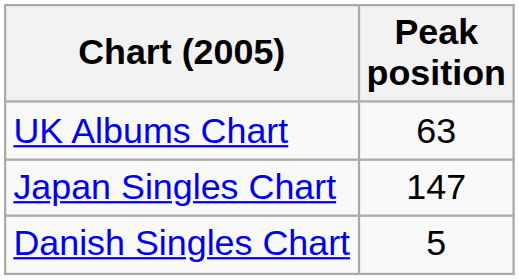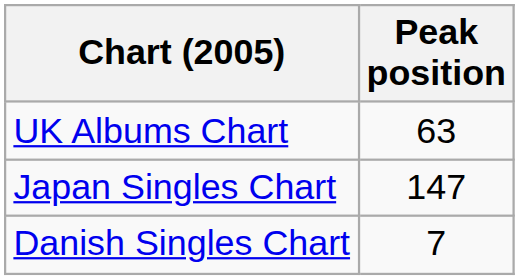(436, 243) 5 -> (436, 243) 7
